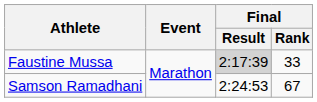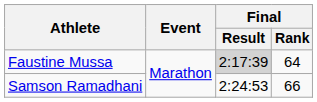(292, 62) 33 -> (292, 62) 64
(292, 86) 67 -> (292, 86) 66
